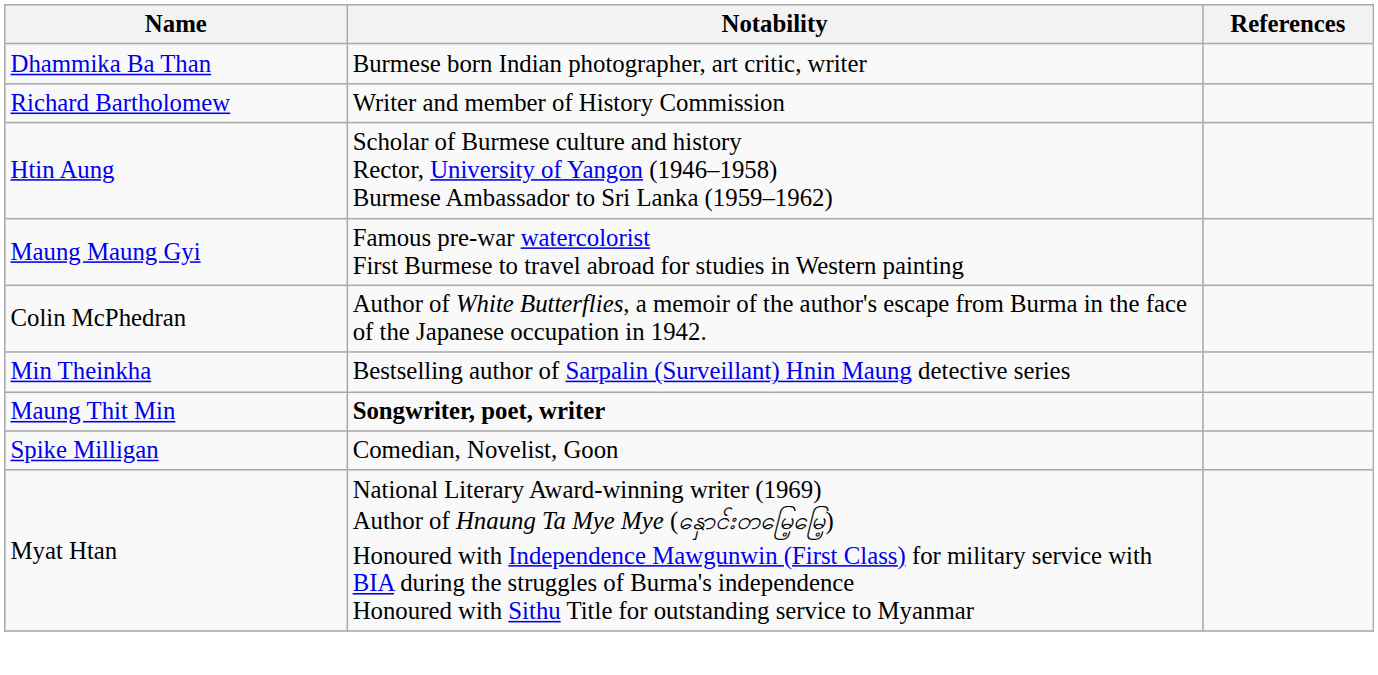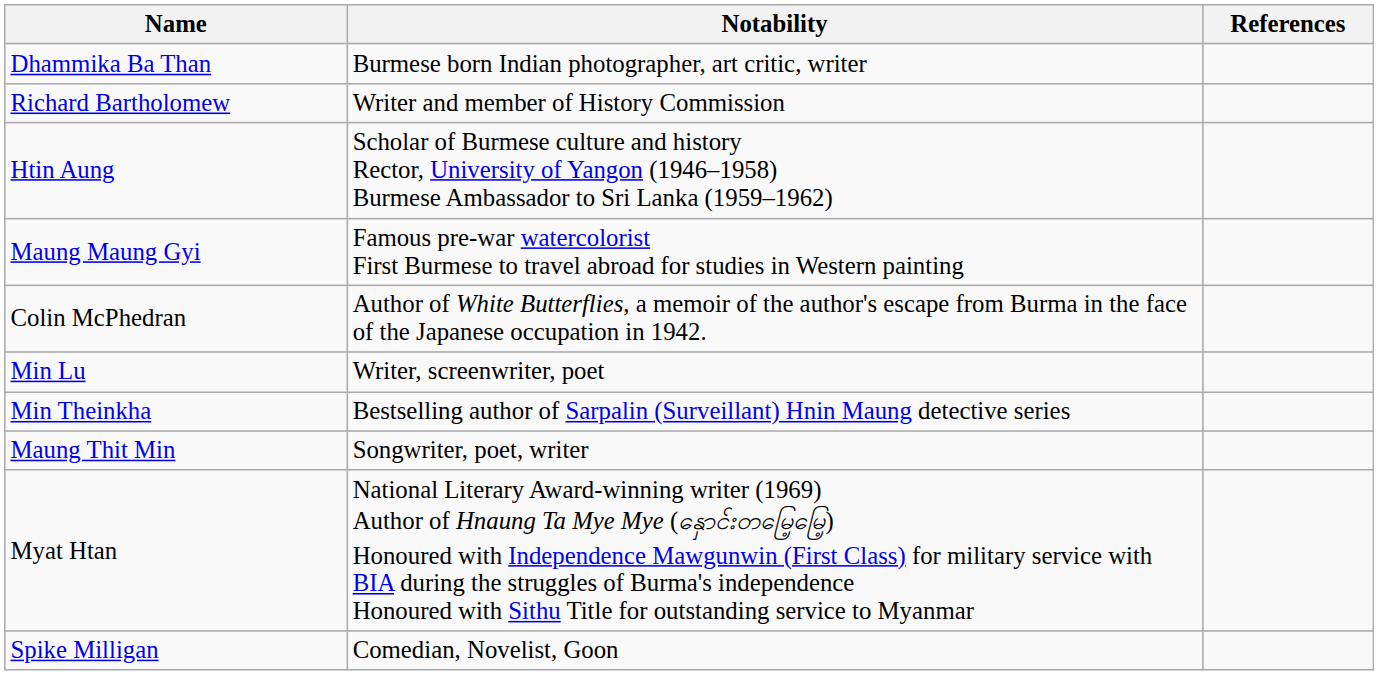+ row: (48, 371)
(479, 411) bold -> (471, 450) normal
rows swapped: (64, 550) <-> (85, 450)
